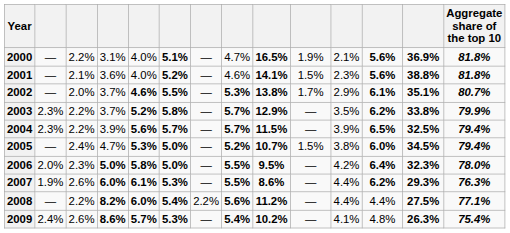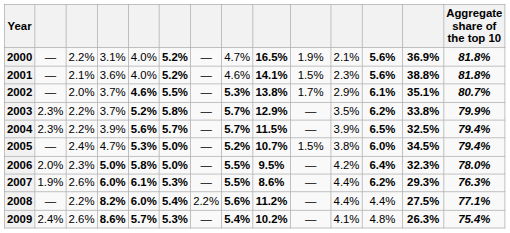(175, 57) 5.1% -> (175, 57) 5.2%
